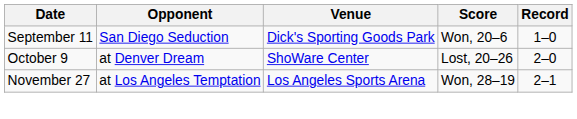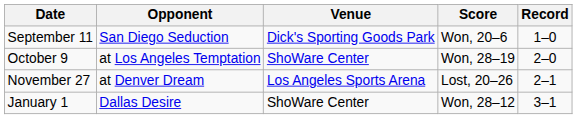(152, 59) at Denver Dream -> (180, 59) at Los Angeles Temptation
(477, 59) Lost, 20–26 -> (478, 59) Won, 28–19
(180, 80) at Los Angeles Temptation -> (152, 80) at Denver Dream
(478, 80) Won, 28–19 -> (477, 80) Lost, 20–26
+ row: (38, 102)
